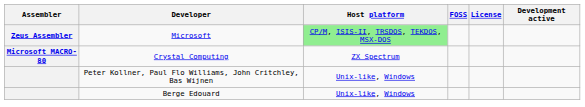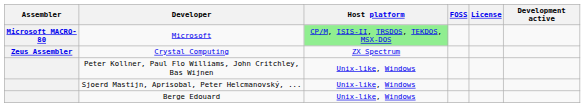(42, 35) Zeus Assembler -> (42, 35) Microsoft MACRO-80
(42, 56) Microsoft MACRO-80 -> (42, 52) Zeus Assembler
+ row: (192, 85)
